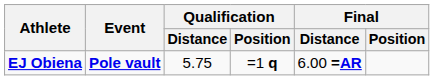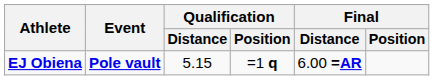(197, 63) 5.75 -> (197, 63) 5.15
